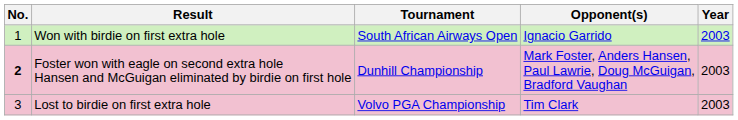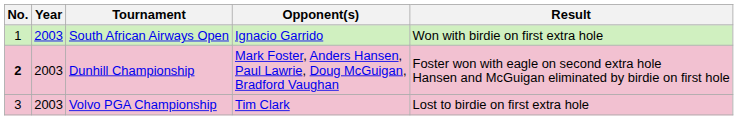columns swapped: (715, 15) <-> (193, 15)
